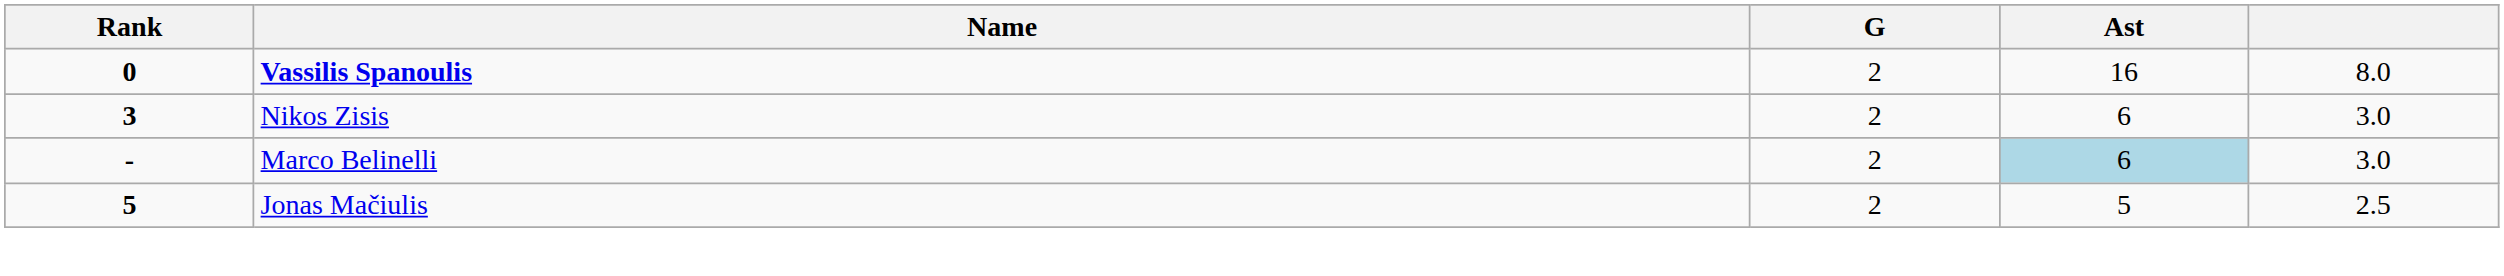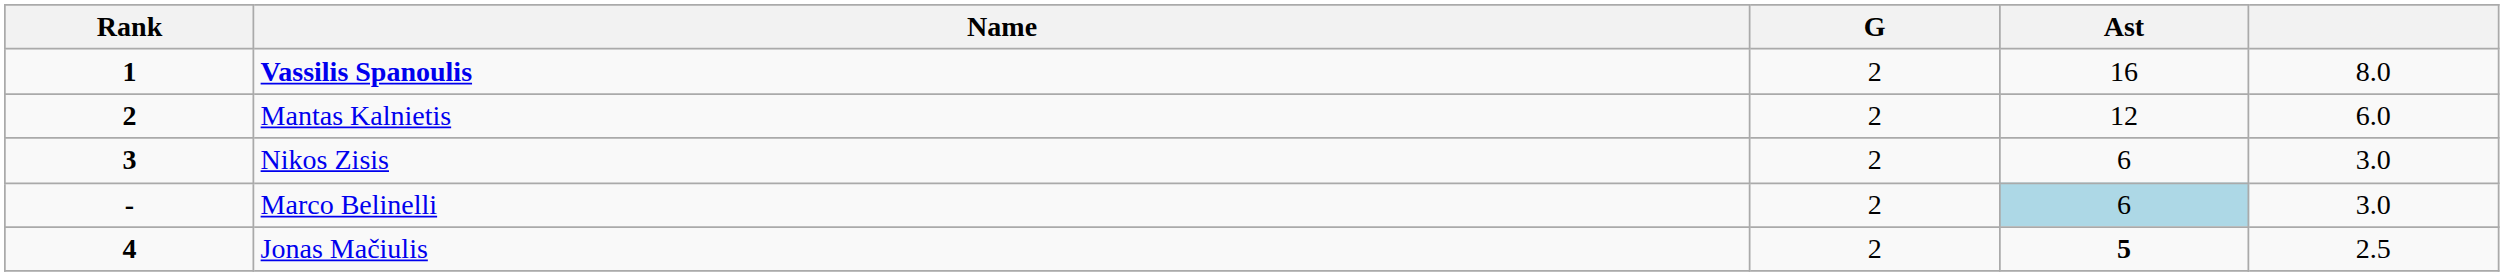(130, 71) 0 -> (130, 71) 1
+ row: (356, 115)
(130, 204) 5 -> (130, 248) 4
(2124, 204) normal -> (2124, 248) bold
